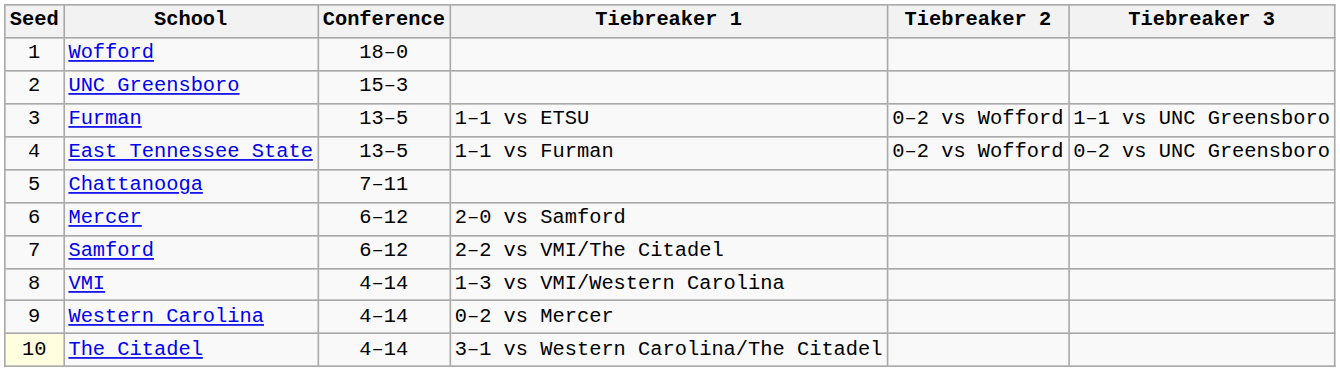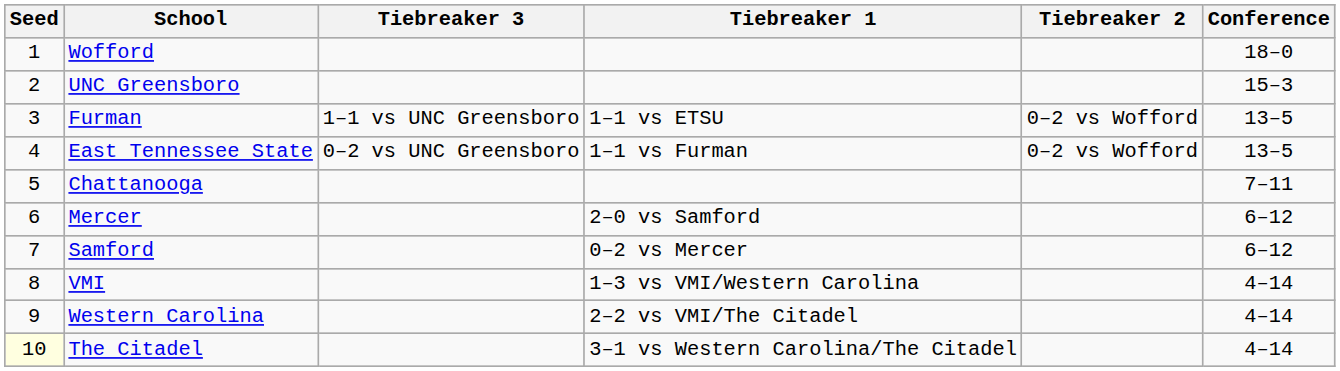columns swapped: (384, 22) <-> (1202, 22)
(589, 252) 2–2 vs VMI/The Citadel -> (669, 252) 0–2 vs Mercer
(534, 318) 0–2 vs Mercer -> (724, 318) 2–2 vs VMI/The Citadel
